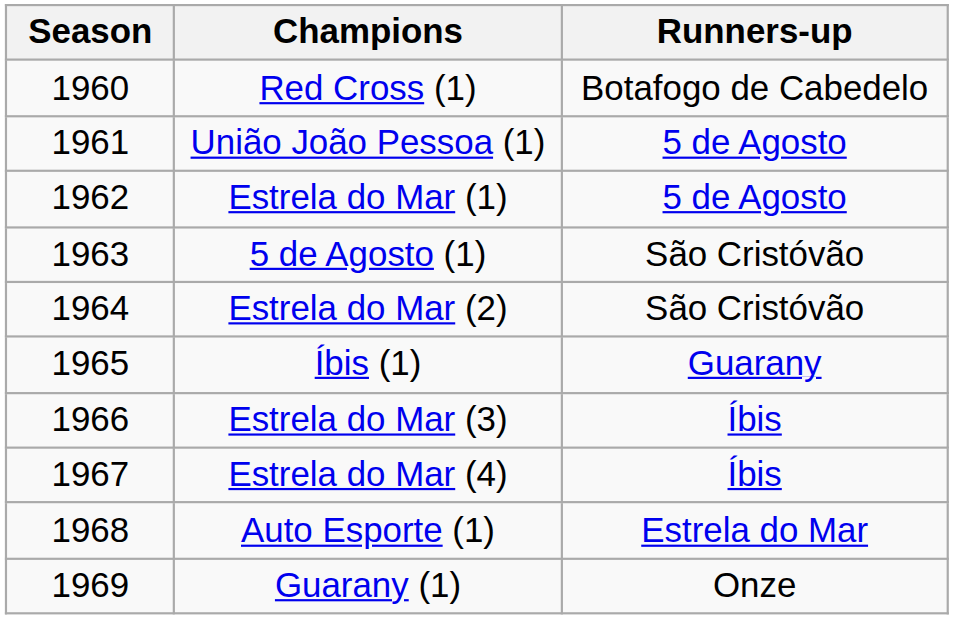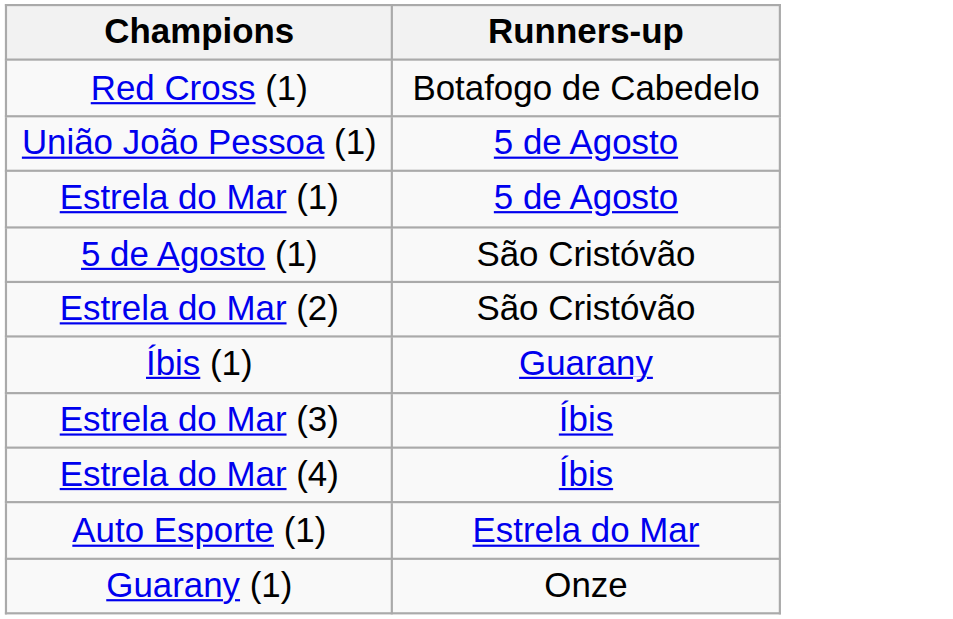- column: (90, 32)
